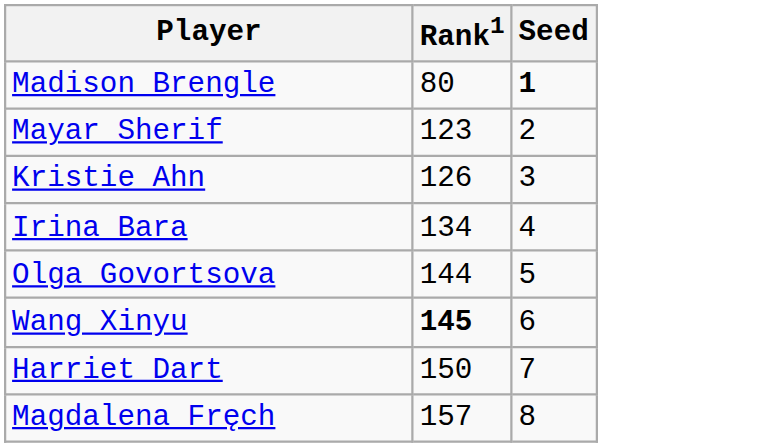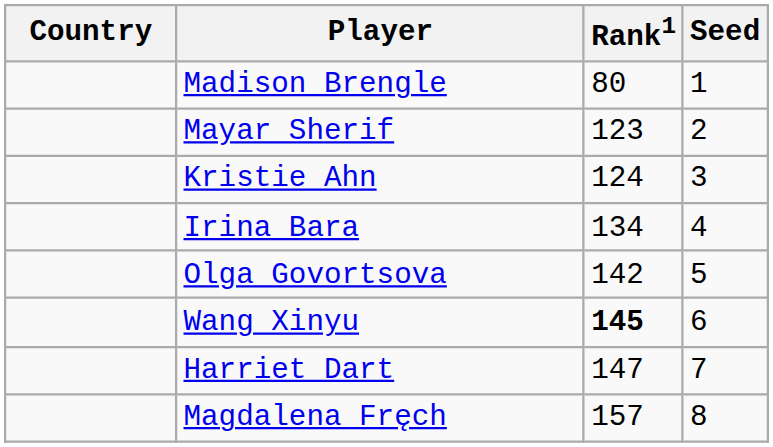+ column: (91, 33)
(527, 84) bold -> (699, 84) normal
(446, 179) 126 -> (618, 179) 124
(446, 275) 144 -> (618, 275) 142
(446, 370) 150 -> (618, 370) 147
